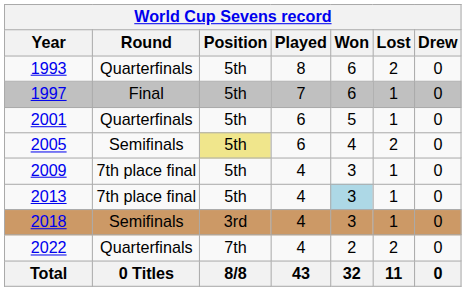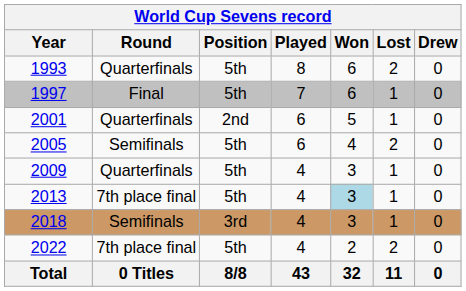(236, 119) 5th -> (236, 119) 2nd
(236, 145) khaki background -> (236, 145) no background
(146, 171) 7th place final -> (146, 171) Quarterfinals
(146, 247) Quarterfinals -> (146, 247) 7th place final
(236, 247) 7th -> (236, 247) 5th
